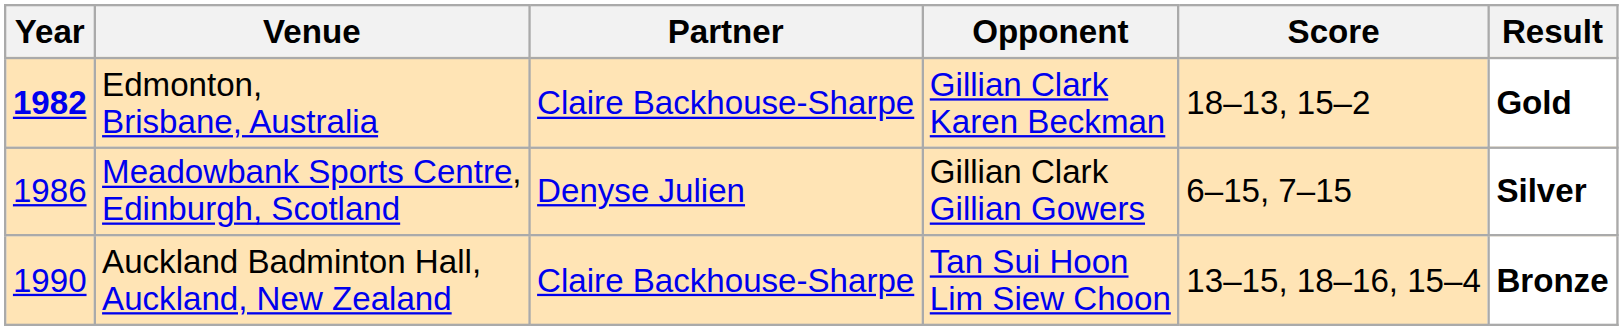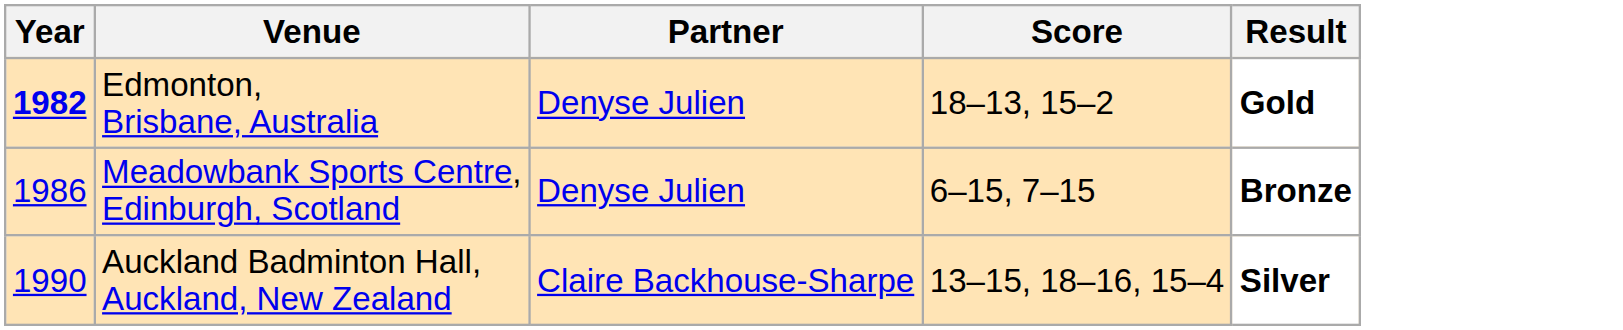- column: (1050, 32)
(726, 102) Claire Backhouse-Sharpe -> (641, 102) Denyse Julien
(1541, 192) Silver -> (1296, 192) Bronze
(1552, 281) Bronze -> (1285, 281) Silver
